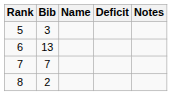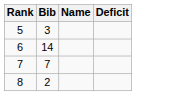- column: (149, 13)
(47, 47) 13 -> (47, 47) 14
